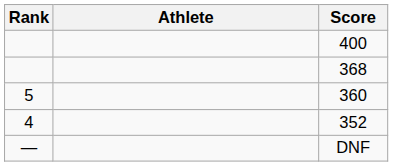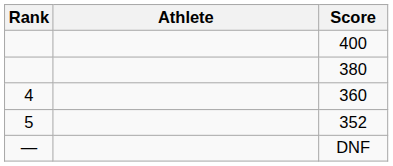+ row: (353, 69)
- row: (353, 69)
(29, 95) 5 -> (29, 95) 4
(29, 122) 4 -> (29, 122) 5
